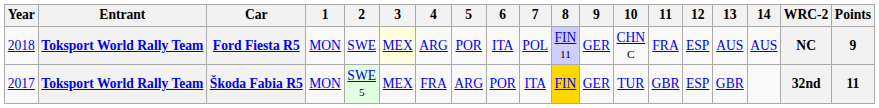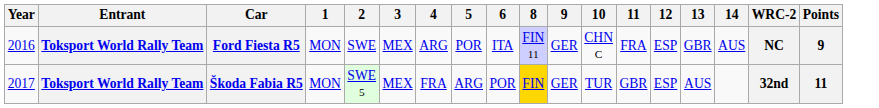- column: (535, 15)
(21, 45) 2018 -> (21, 45) 2016
(398, 45) lightyellow background -> (398, 45) no background
(730, 45) AUS -> (698, 45) GBR
(730, 84) GBR -> (698, 84) AUS
